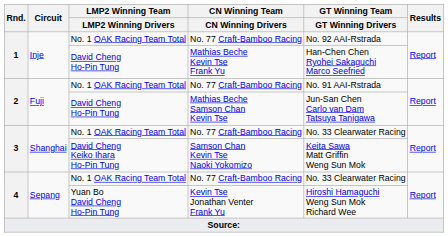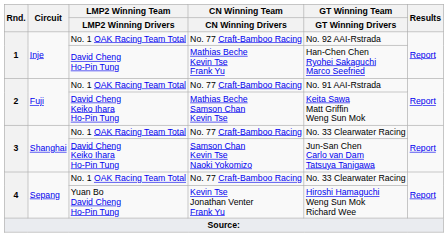(96, 108) David Cheng Ho-Pin Tung -> (96, 108) David Cheng Keiko Ihara Ho-Pin Tung
(340, 108) Jun-San Chen Carlo van Dam Tatsuya Tanigawa -> (336, 108) Keita Sawa Matt Griffin Weng Sun Mok
(336, 155) Keita Sawa Matt Griffin Weng Sun Mok -> (340, 155) Jun-San Chen Carlo van Dam Tatsuya Tanigawa
